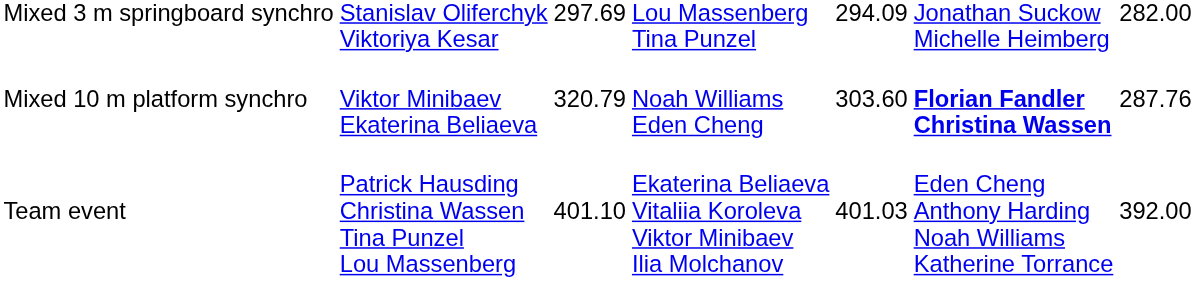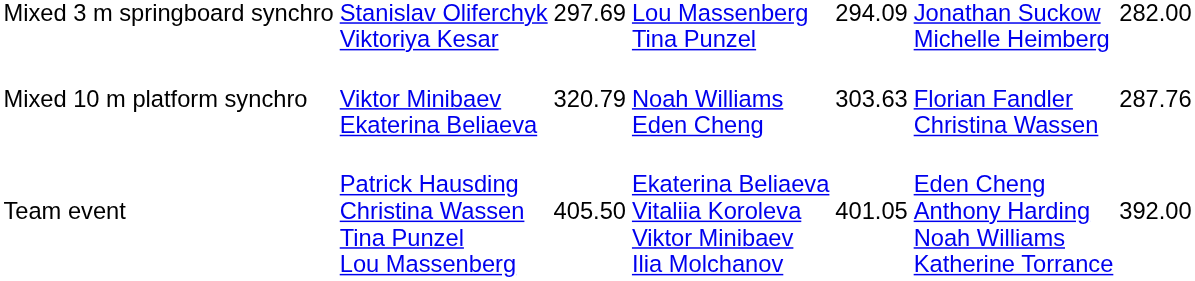(872, 98) 303.60 -> (872, 98) 303.63
(1013, 112) bold -> (1006, 112) normal
(590, 211) 401.10 -> (590, 211) 405.50
(872, 211) 401.03 -> (872, 211) 401.05
